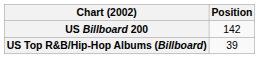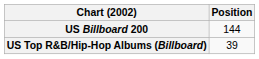(232, 29) 142 -> (232, 29) 144
